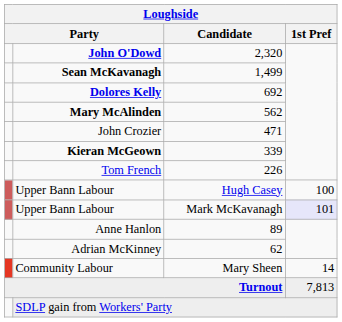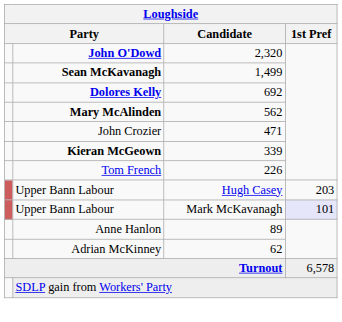(325, 190) 100 -> (325, 190) 203
- row: (64, 268)
(320, 287) 7,813 -> (320, 268) 6,578
